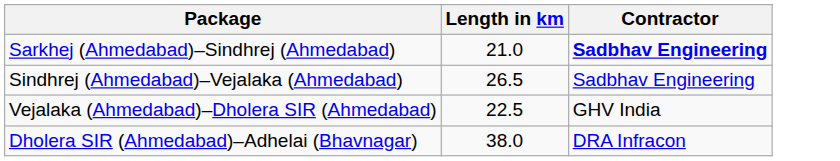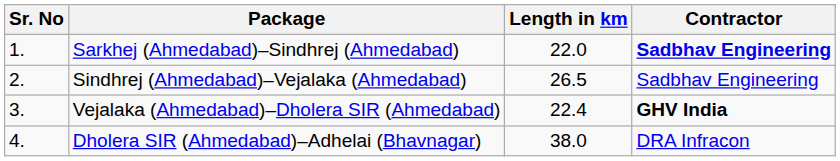+ column: (36, 19)
(505, 49) 21.0 -> (568, 49) 22.0
(505, 110) 22.5 -> (568, 110) 22.4
(617, 110) normal -> (682, 110) bold
